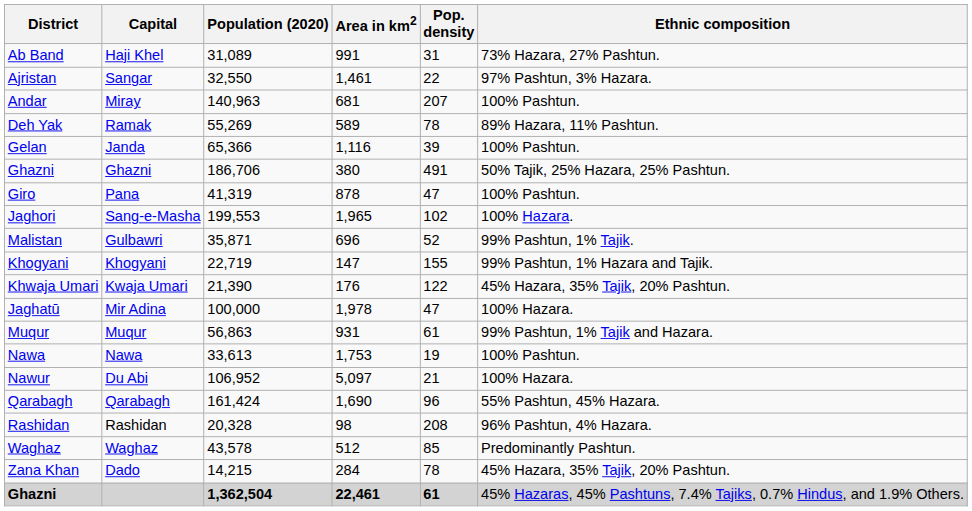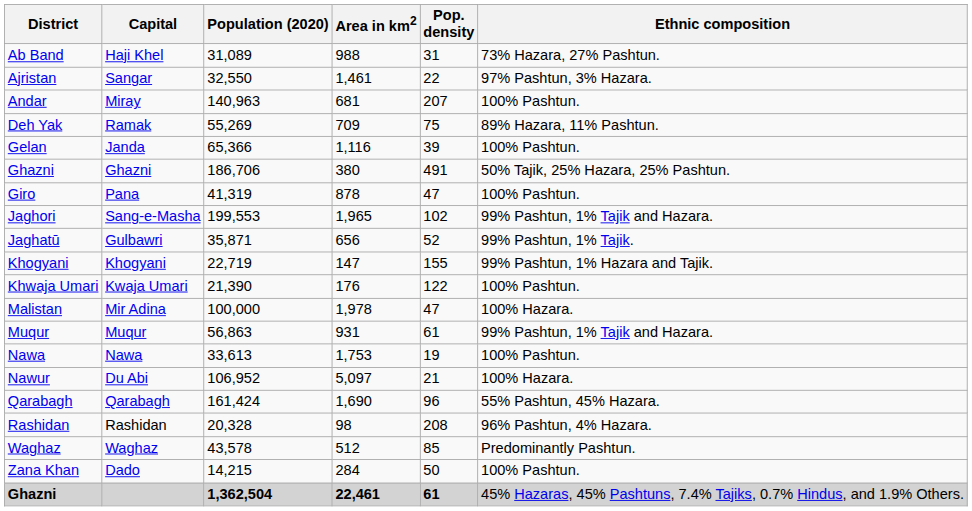(348, 55) 991 -> (348, 55) 988
(348, 124) 589 -> (348, 124) 709
(431, 124) 78 -> (431, 124) 75
(527, 217) 100% Hazara. -> (597, 217) 99% Pashtun, 1% Tajik and Hazara.
(35, 240) Malistan -> (34, 240) Jaghatū
(348, 240) 696 -> (348, 240) 656
(606, 286) 45% Hazara, 35% Tajik, 20% Pashtun. -> (530, 286) 100% Pashtun.
(34, 309) Jaghatū -> (35, 309) Malistan
(431, 471) 78 -> (431, 471) 50
(606, 471) 45% Hazara, 35% Tajik, 20% Pashtun. -> (530, 471) 100% Pashtun.
